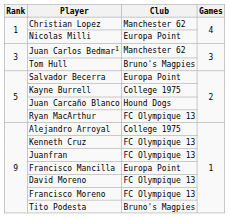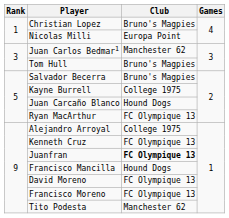(155, 24) Manchester 62 -> (159, 24) Bruno's Magpies
(152, 77) Europa Point -> (159, 77) Bruno's Magpies
(159, 155) normal -> (159, 155) bold
(152, 168) Europa Point -> (147, 168) Hound Dogs
(159, 207) Bruno's Magpies -> (155, 207) Manchester 62
